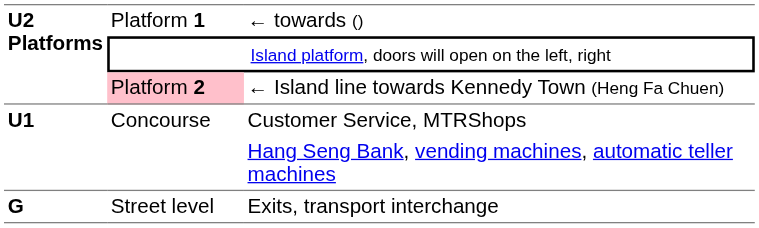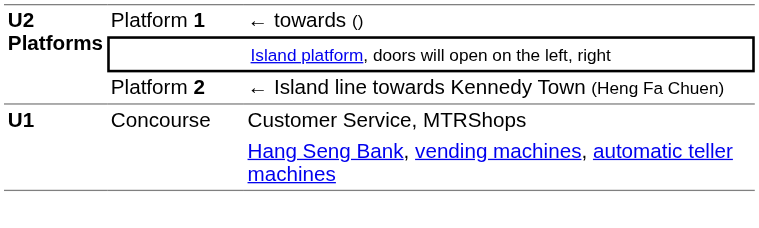(158, 87) pink background -> (158, 87) no background
- row: (373, 206)
